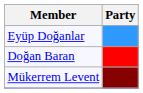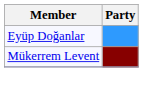- row: (41, 57)
